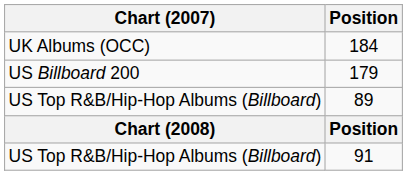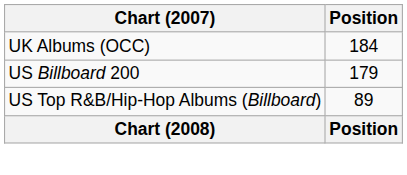- row: (364, 156)
